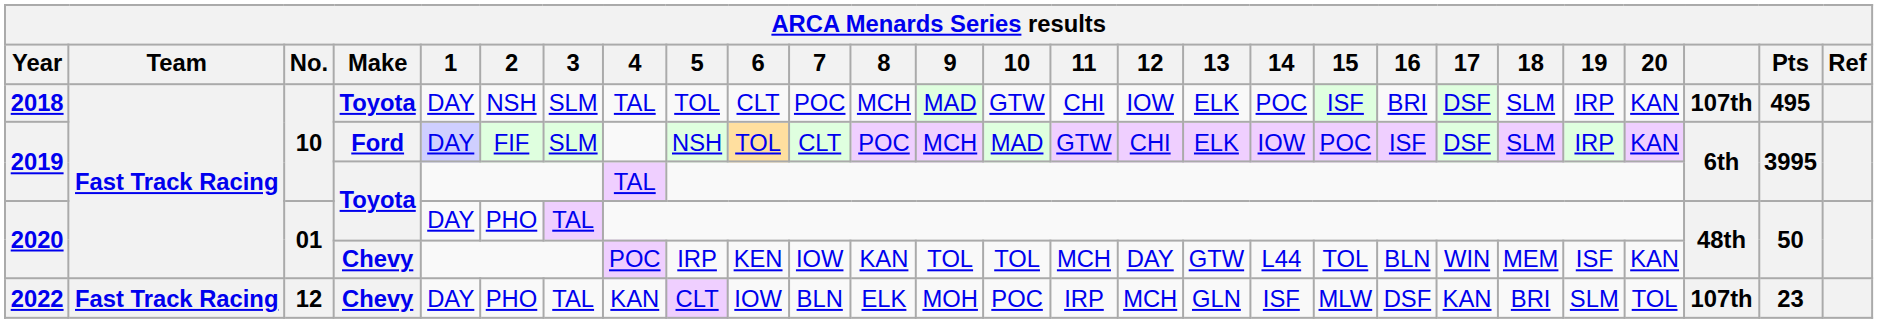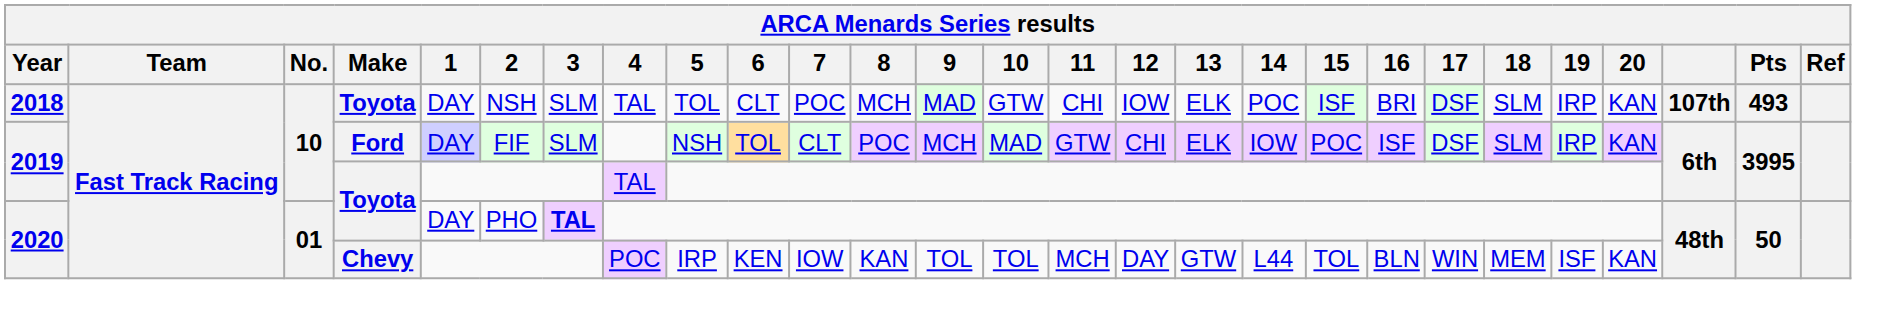(1790, 103) 495 -> (1768, 103) 493
(573, 220) normal -> (573, 220) bold
- row: (37, 299)
